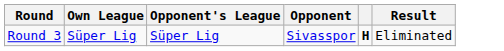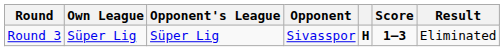+ column: (395, 15)
